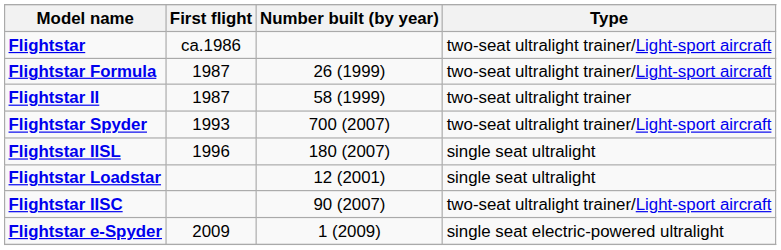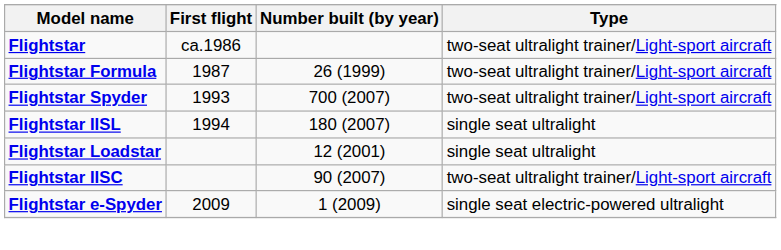- row: (54, 98)
(211, 151) 1996 -> (211, 125) 1994
